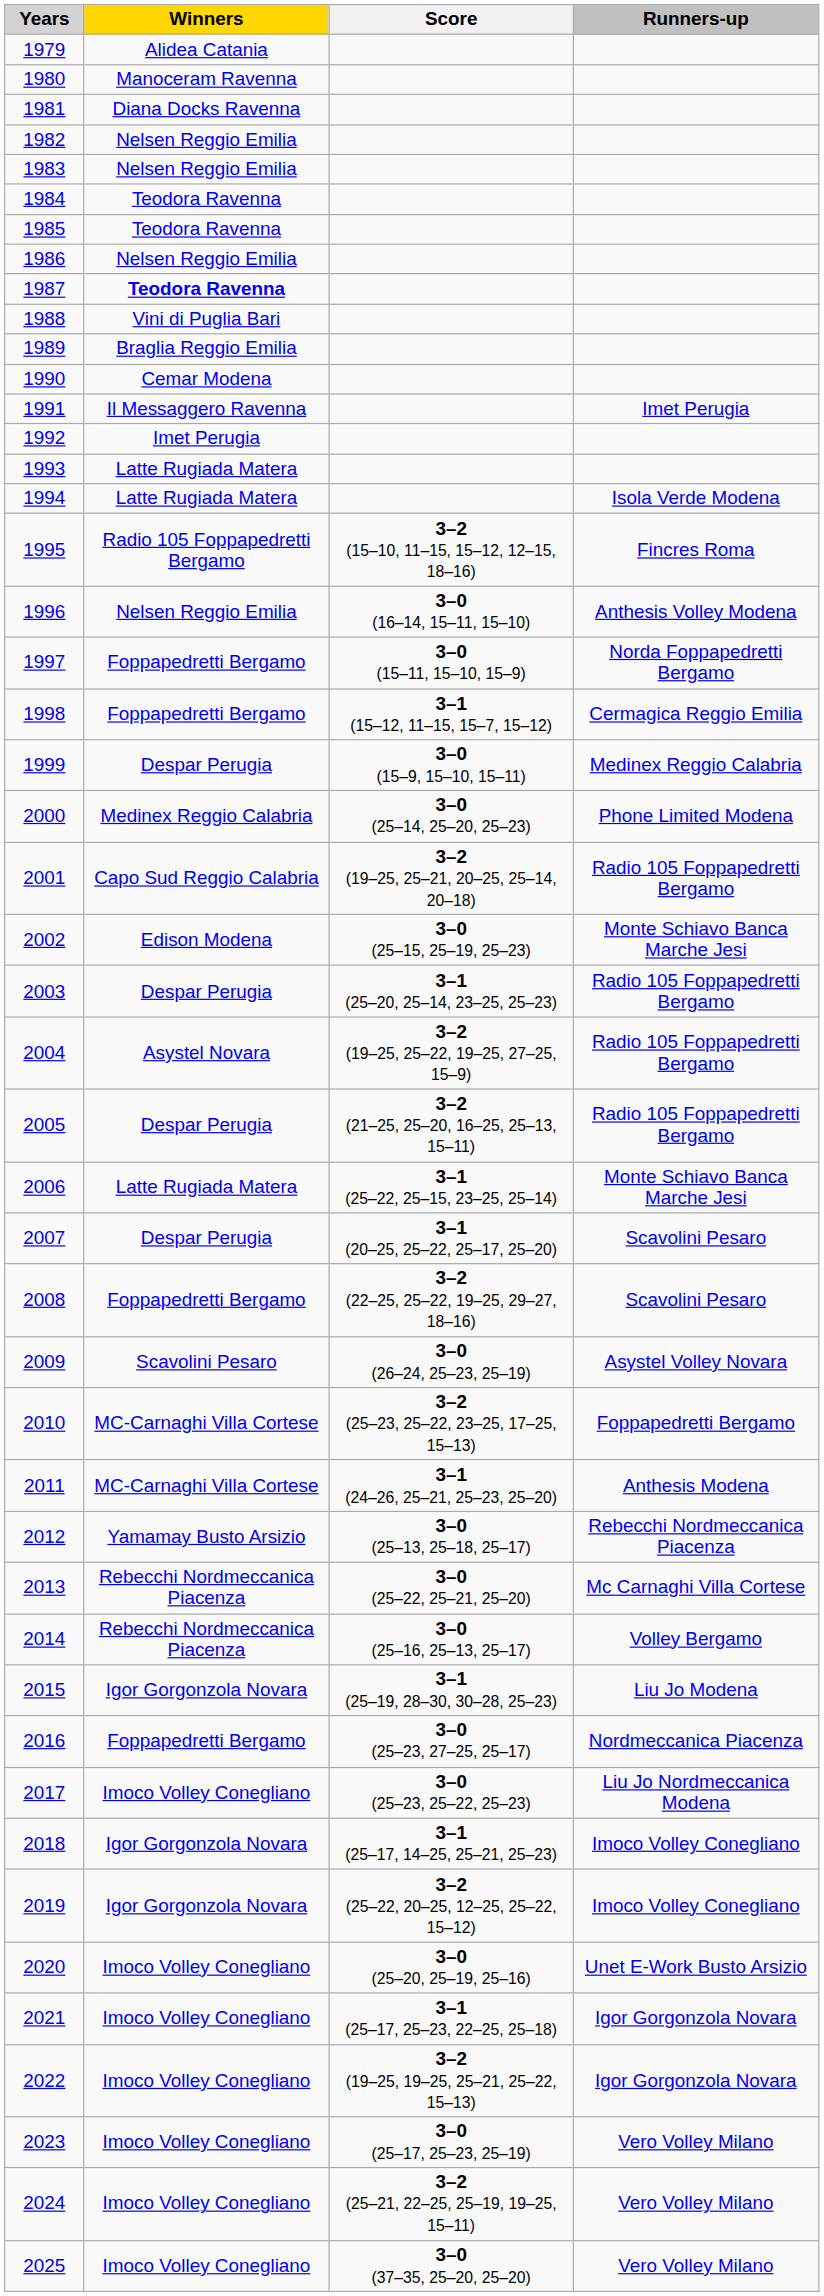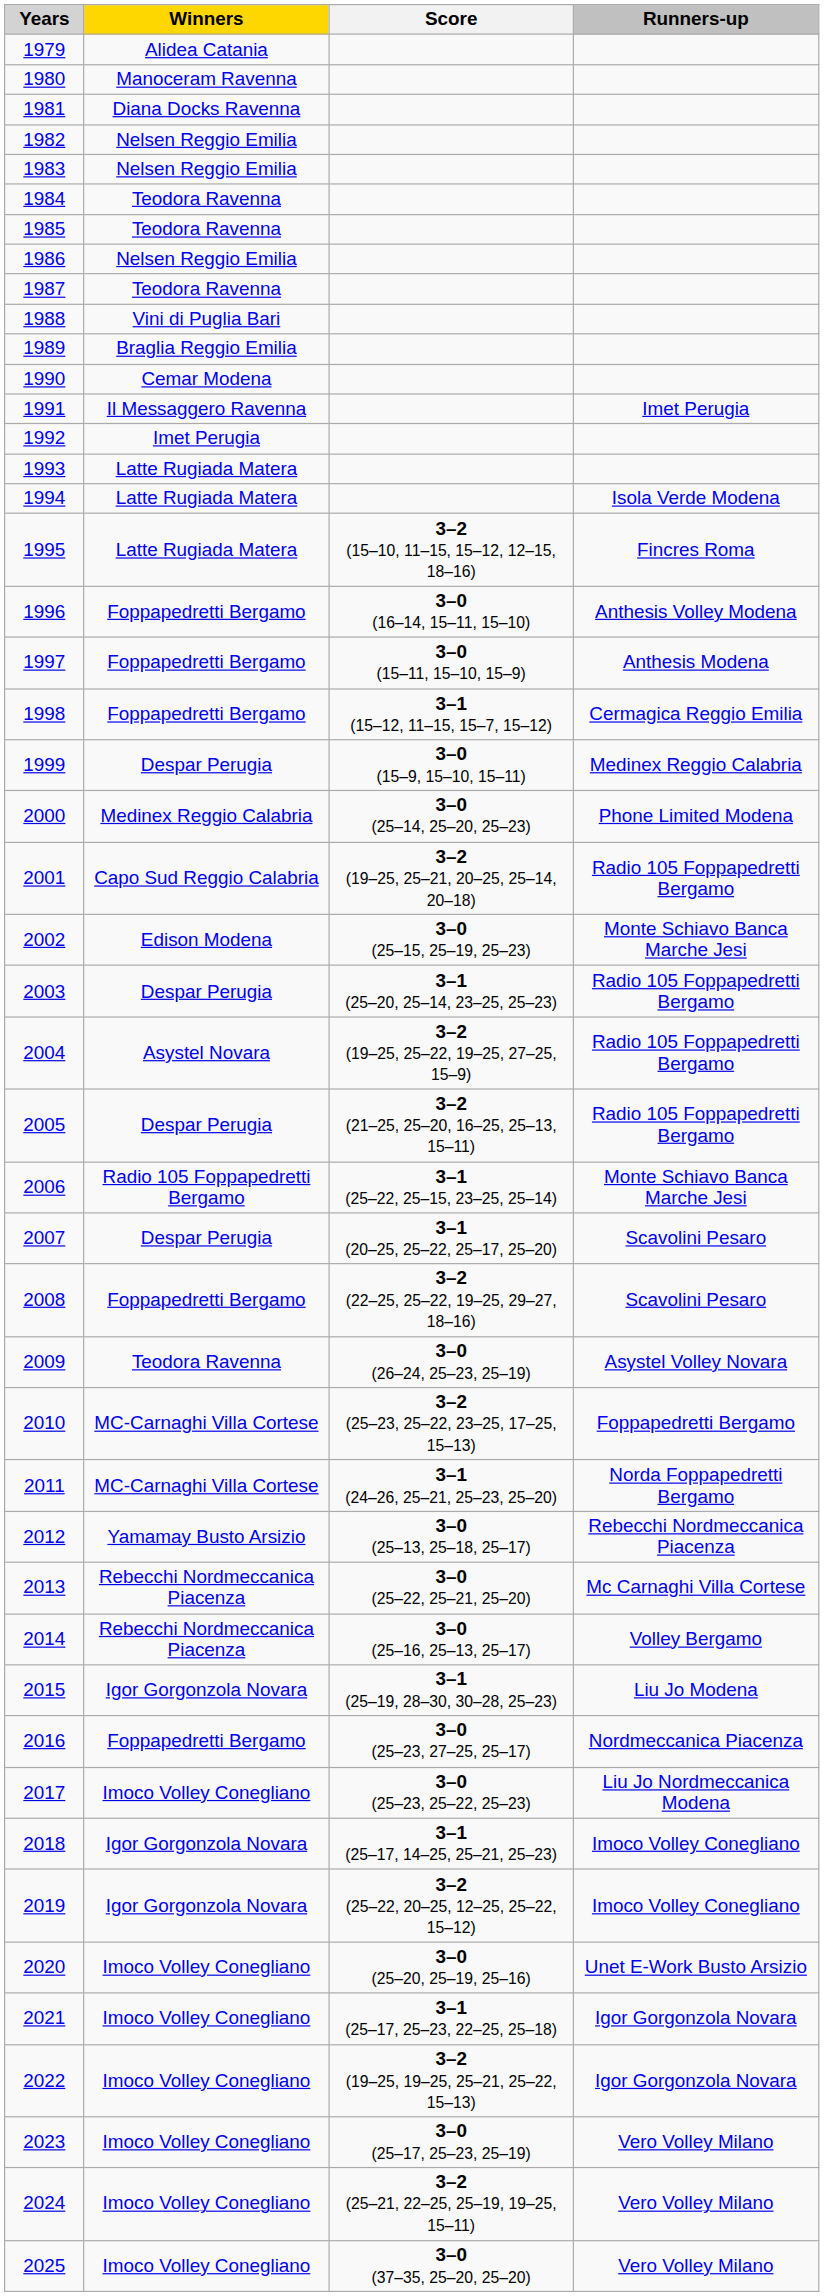(206, 288) bold -> (206, 288) normal
(206, 549) Radio 105 Foppapedretti Bergamo -> (206, 549) Latte Rugiada Matera
(206, 611) Nelsen Reggio Emilia -> (206, 611) Foppapedretti Bergamo
(696, 662) Norda Foppapedretti Bergamo -> (696, 662) Anthesis Modena
(206, 1187) Latte Rugiada Matera -> (206, 1187) Radio 105 Foppapedretti Bergamo
(206, 1361) Scavolini Pesaro -> (206, 1361) Teodora Ravenna
(696, 1485) Anthesis Modena -> (696, 1485) Norda Foppapedretti Bergamo
